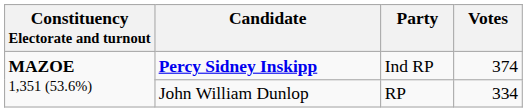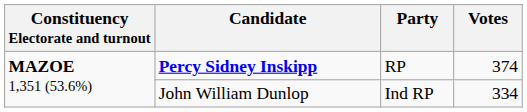(409, 65) Ind RP -> (395, 65) RP
(395, 93) RP -> (409, 93) Ind RP
